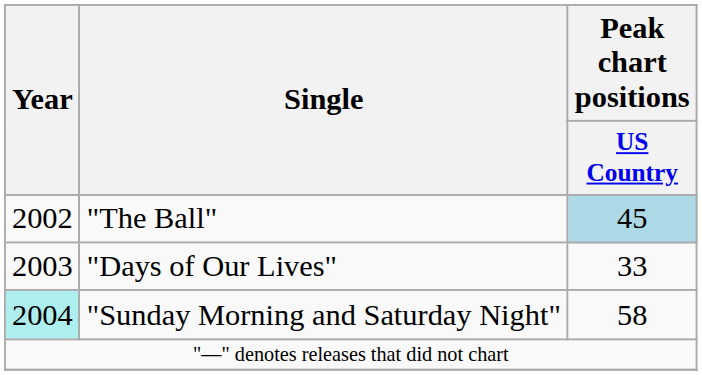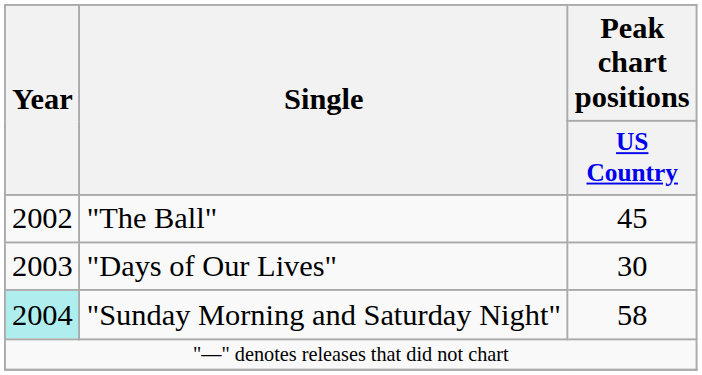(632, 218) lightblue background -> (632, 218) no background
(632, 266) 33 -> (632, 266) 30
